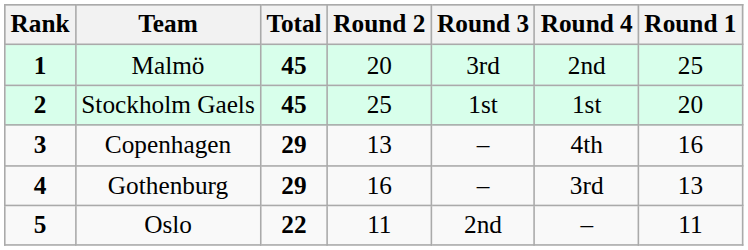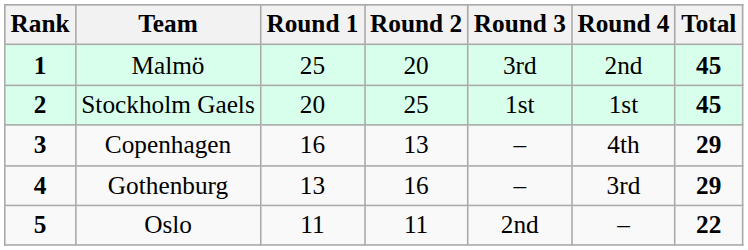columns swapped: (690, 24) <-> (294, 24)
